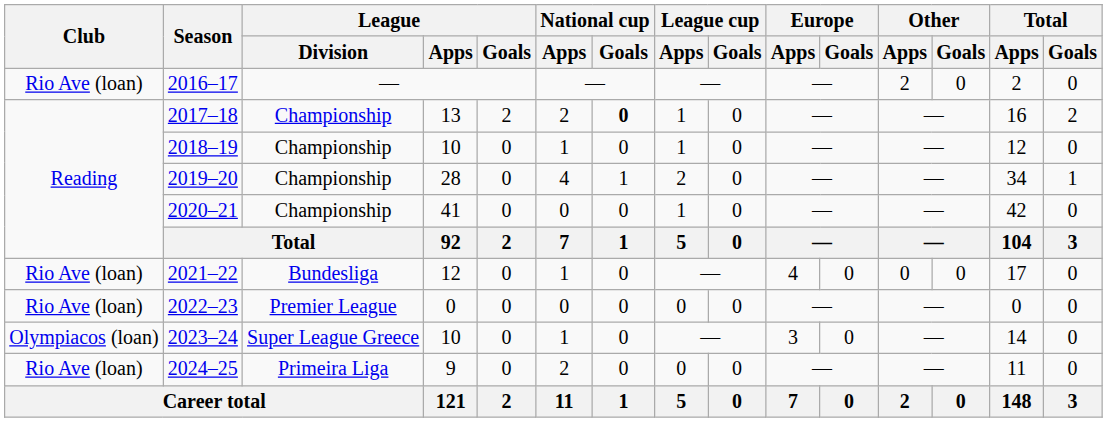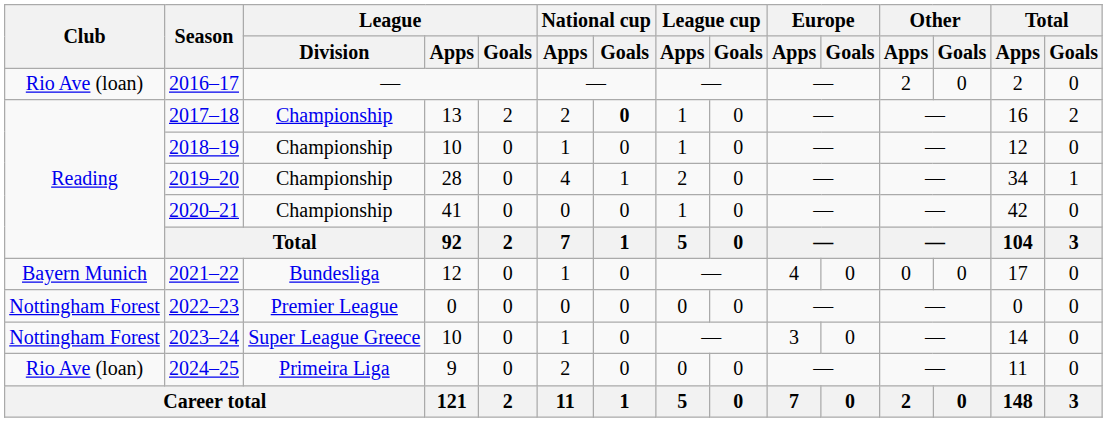(84, 274) Rio Ave (loan) -> (84, 274) Bayern Munich
(84, 305) Rio Ave (loan) -> (85, 305) Nottingham Forest
(84, 337) Olympiacos (loan) -> (85, 337) Nottingham Forest
